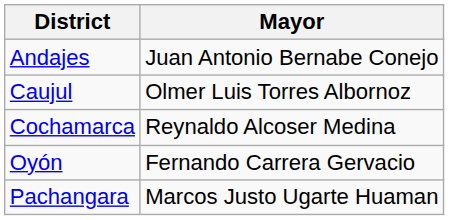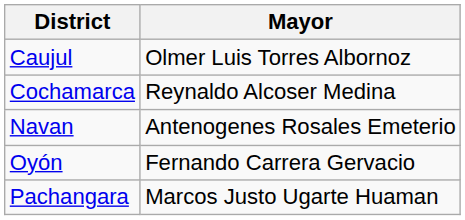- row: (50, 57)
+ row: (42, 127)
